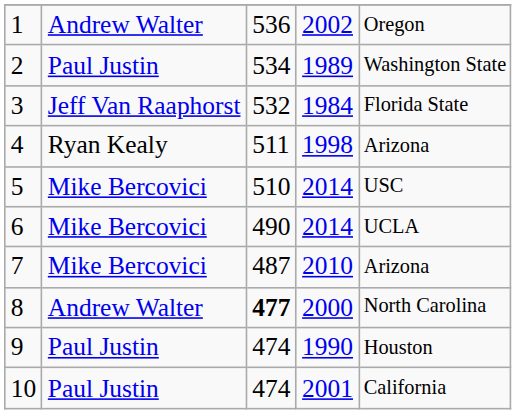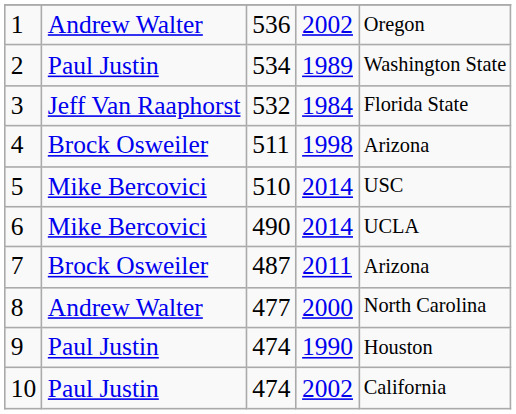(108, 145) Ryan Kealy -> (128, 145) Brock Osweiler
(127, 266) Mike Bercovici -> (128, 266) Brock Osweiler
(328, 266) 2010 -> (327, 266) 2011
(271, 307) bold -> (271, 307) normal
(328, 387) 2001 -> (328, 387) 2002
